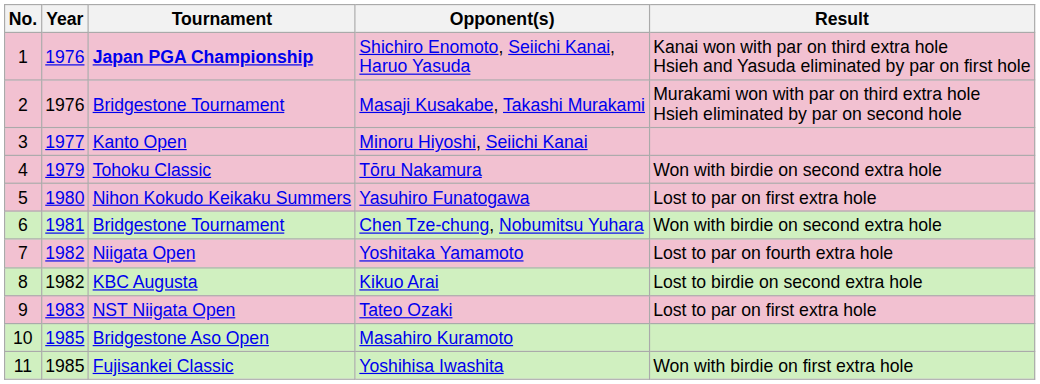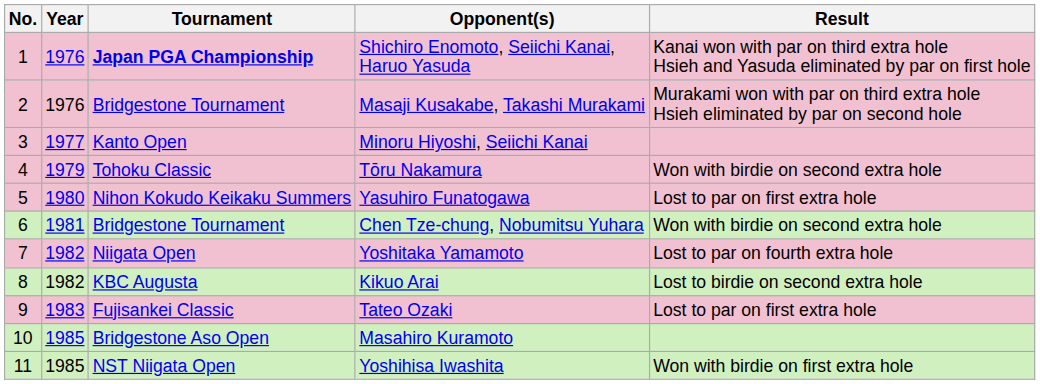(164, 309) NST Niigata Open -> (163, 309) Fujisankei Classic
(163, 365) Fujisankei Classic -> (164, 365) NST Niigata Open
